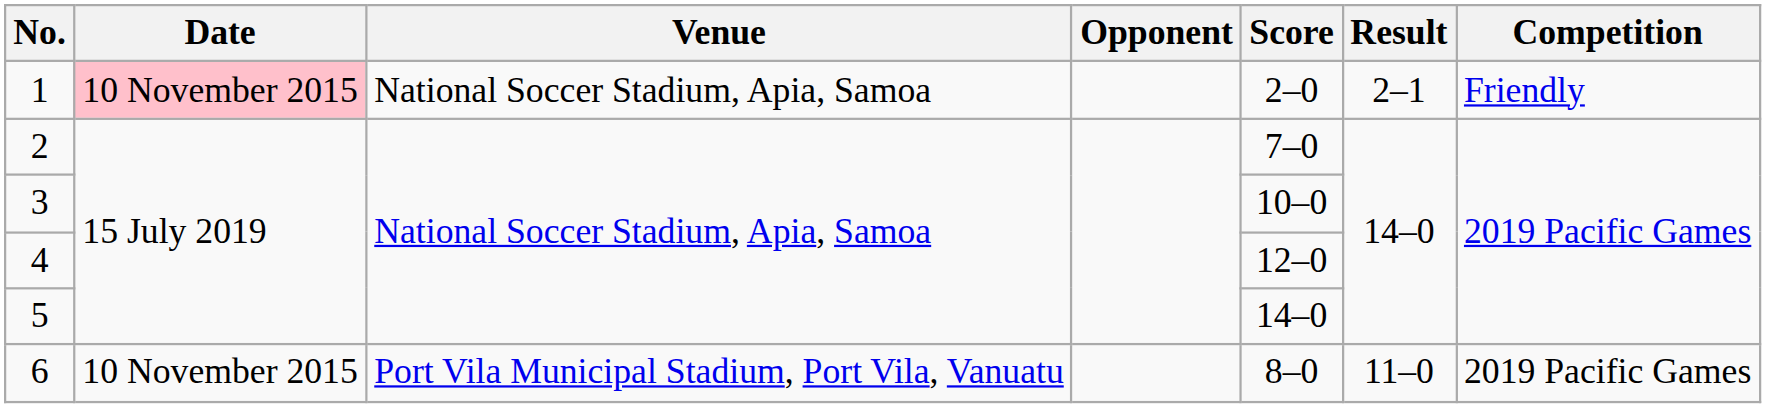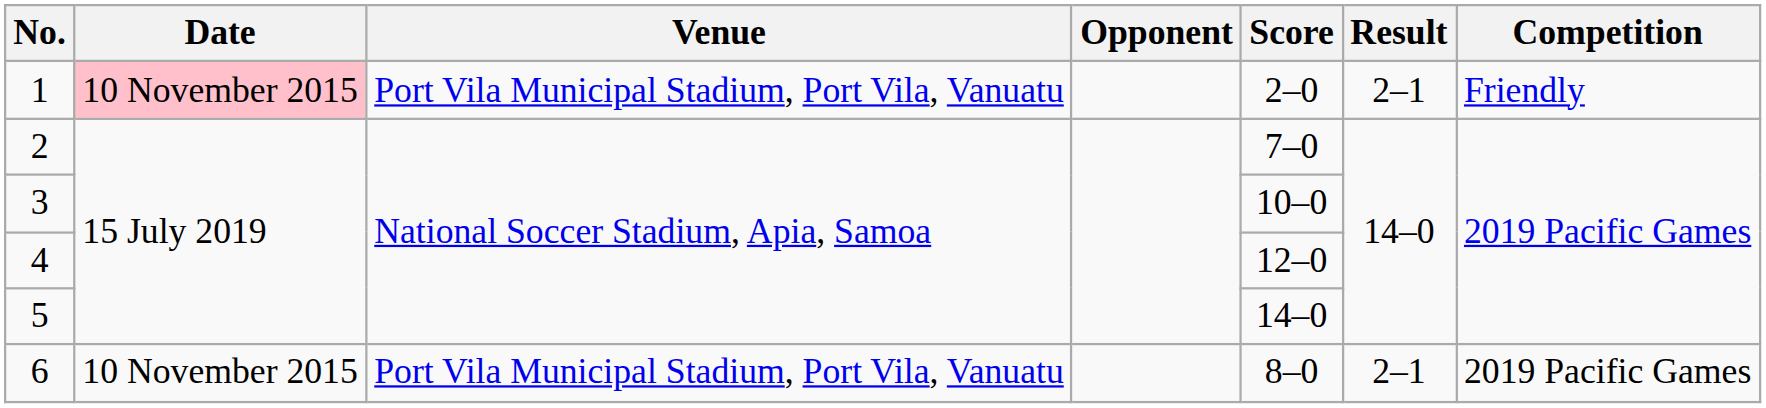(653, 89) National Soccer Stadium, Apia, Samoa -> (719, 89) Port Vila Municipal Stadium, Port Vila, Vanuatu
(1399, 372) 11–0 -> (1399, 372) 2–1
